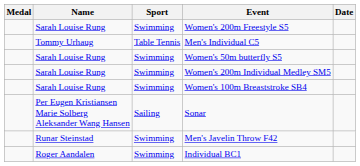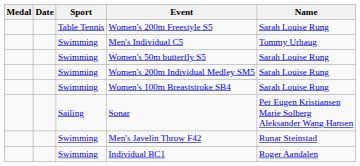columns swapped: (83, 12) <-> (344, 12)
(154, 27) Swimming -> (81, 27) Table Tennis
(157, 42) Table Tennis -> (78, 42) Swimming
